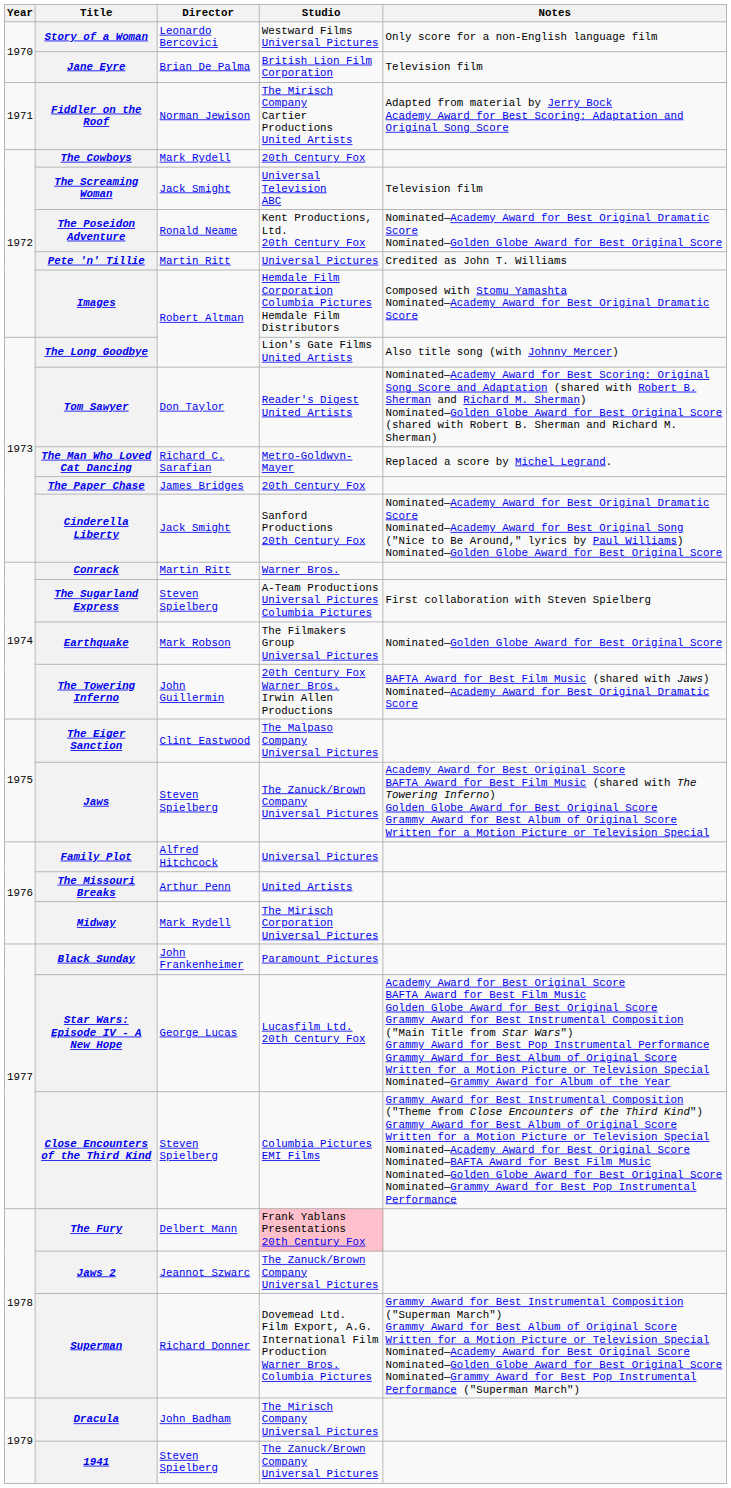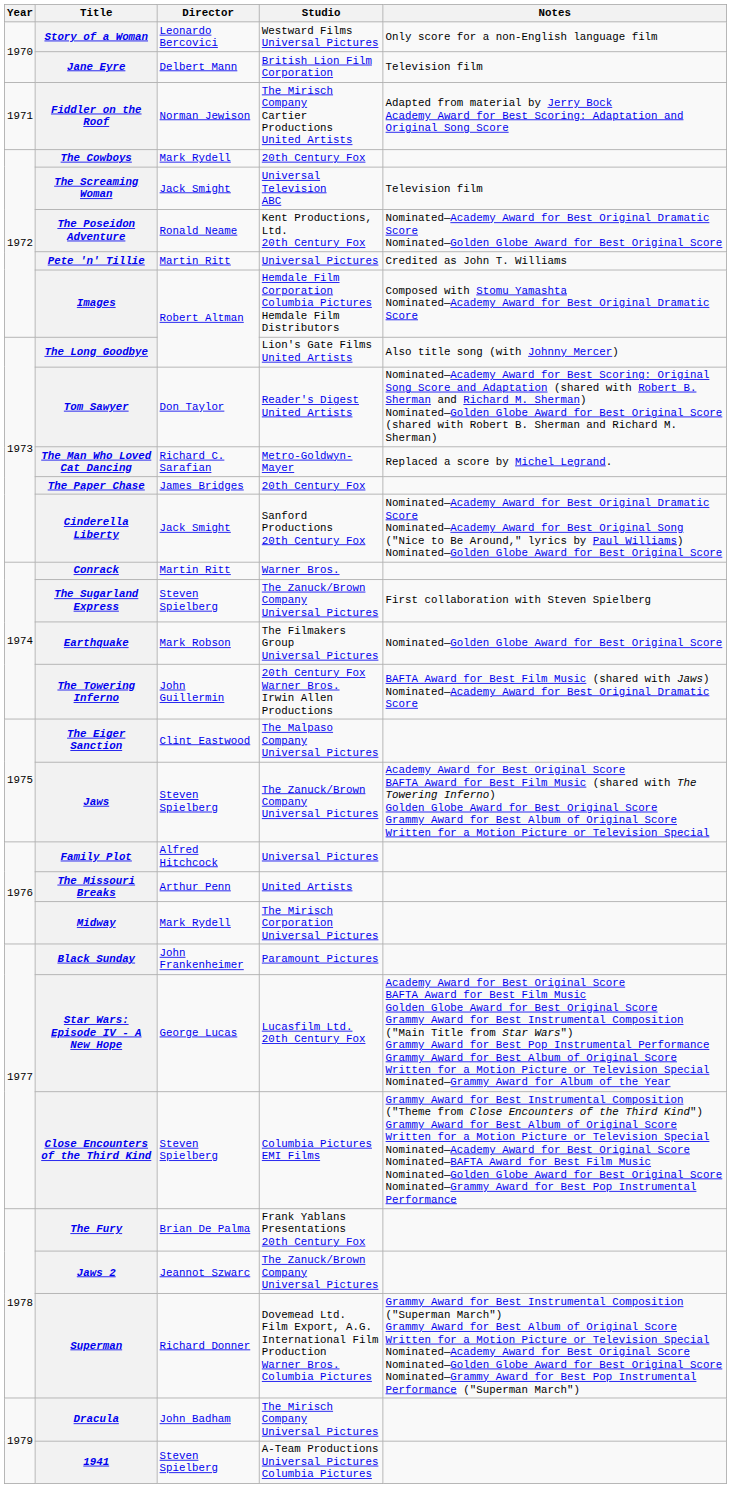(205, 67) Brian De Palma -> (198, 67) Delbert Mann
(320, 601) A-Team Productions Universal Pictures Columbia Pictures -> (320, 601) The Zanuck/Brown Company Universal Pictures
(198, 1230) Delbert Mann -> (205, 1230) Brian De Palma
(314, 1230) pink background -> (314, 1230) no background
(320, 1462) The Zanuck/Brown Company Universal Pictures -> (320, 1462) A-Team Productions Universal Pictures Columbia Pictures
